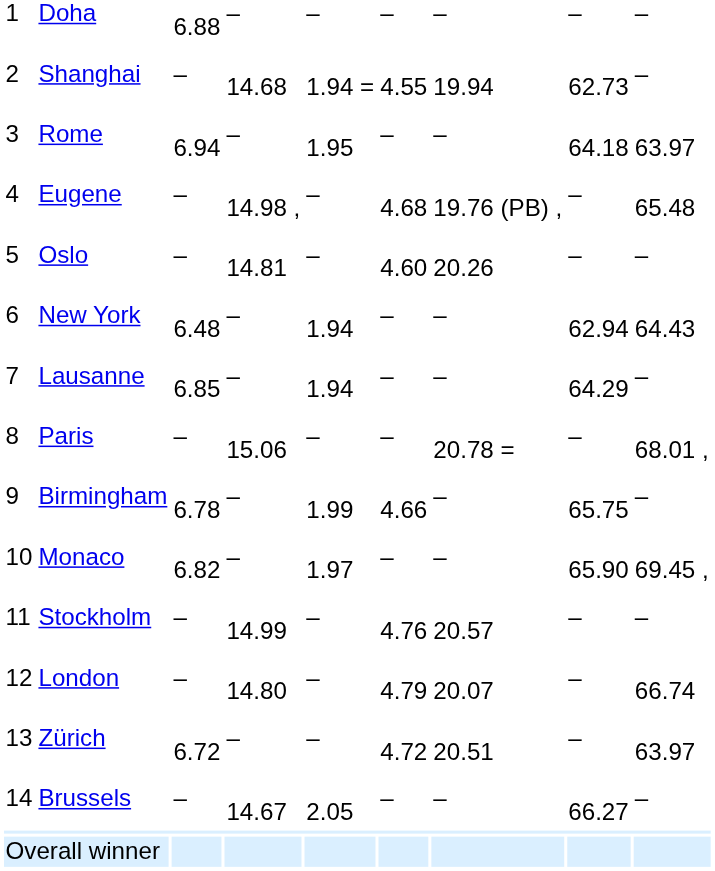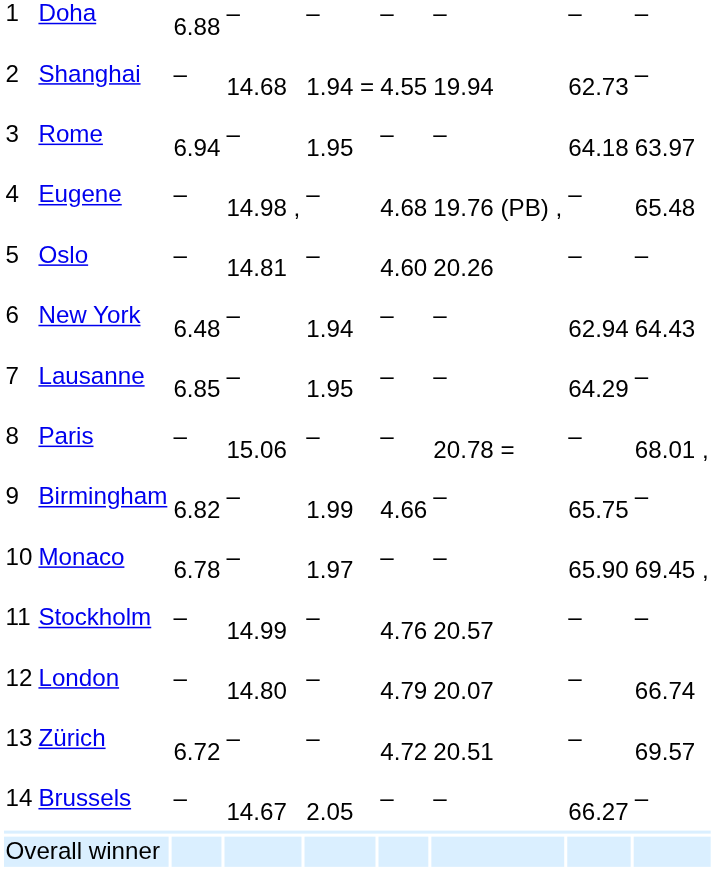(330, 389) 1.94 -> (330, 389) 1.95
(197, 510) 6.78 -> (197, 510) 6.82
(197, 570) 6.82 -> (197, 570) 6.78
(665, 751) 63.97 -> (665, 751) 69.57
